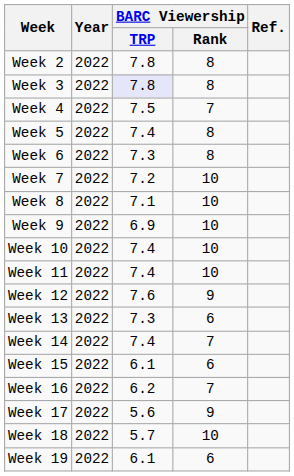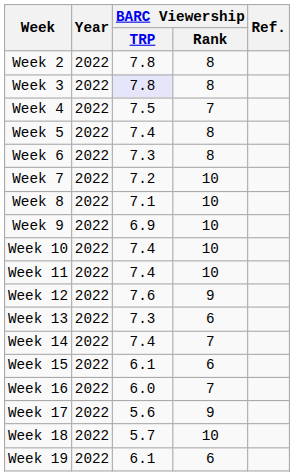(142, 389) 6.2 -> (142, 389) 6.0
